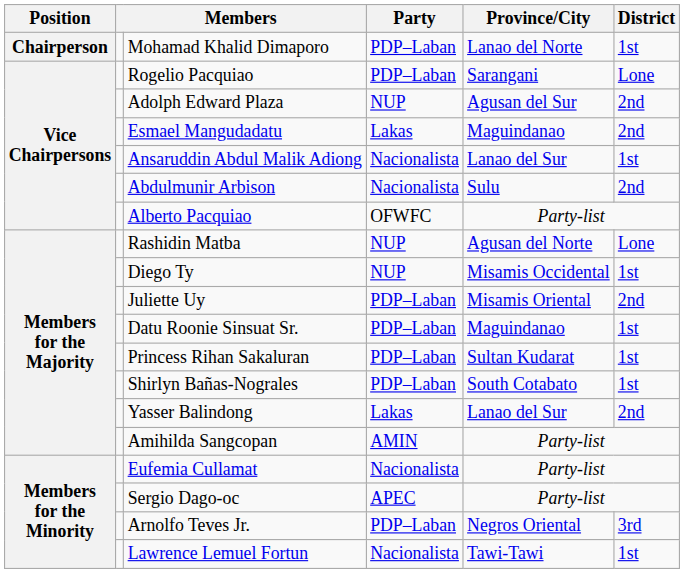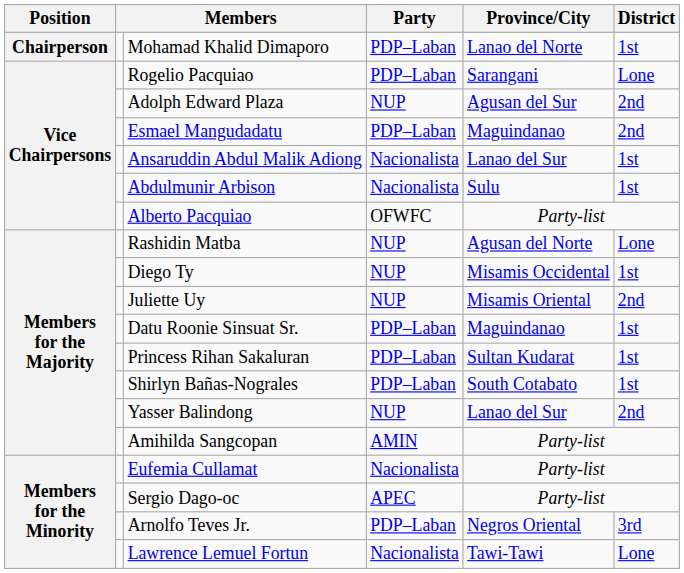(391, 131) Lakas -> (413, 131) PDP–Laban
(631, 187) 2nd -> (628, 187) 1st
(413, 300) PDP–Laban -> (388, 300) NUP
(391, 412) Lakas -> (388, 412) NUP
(628, 553) 1st -> (636, 553) Lone
